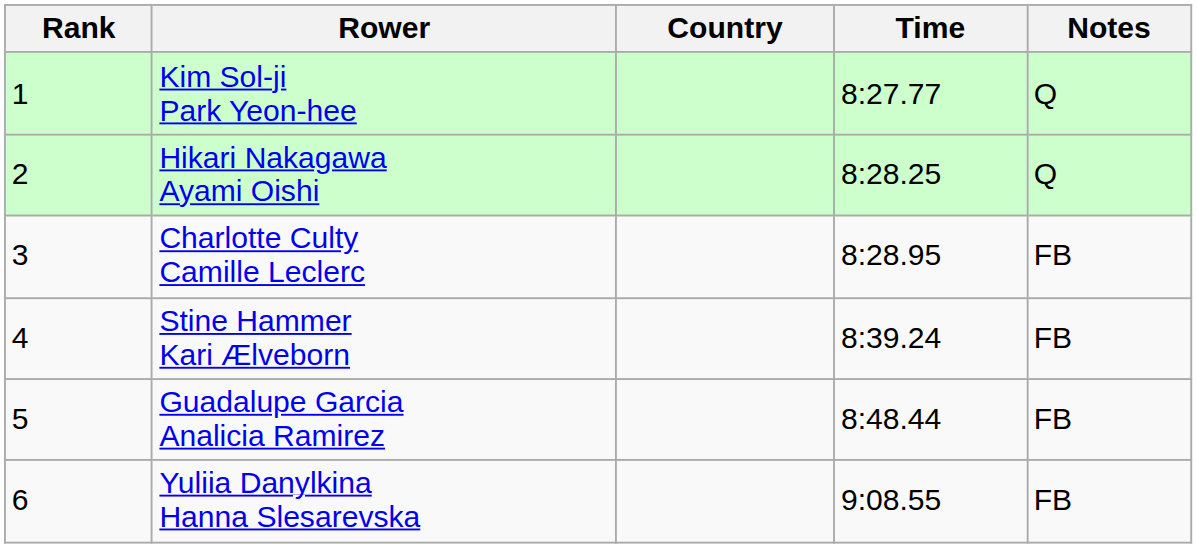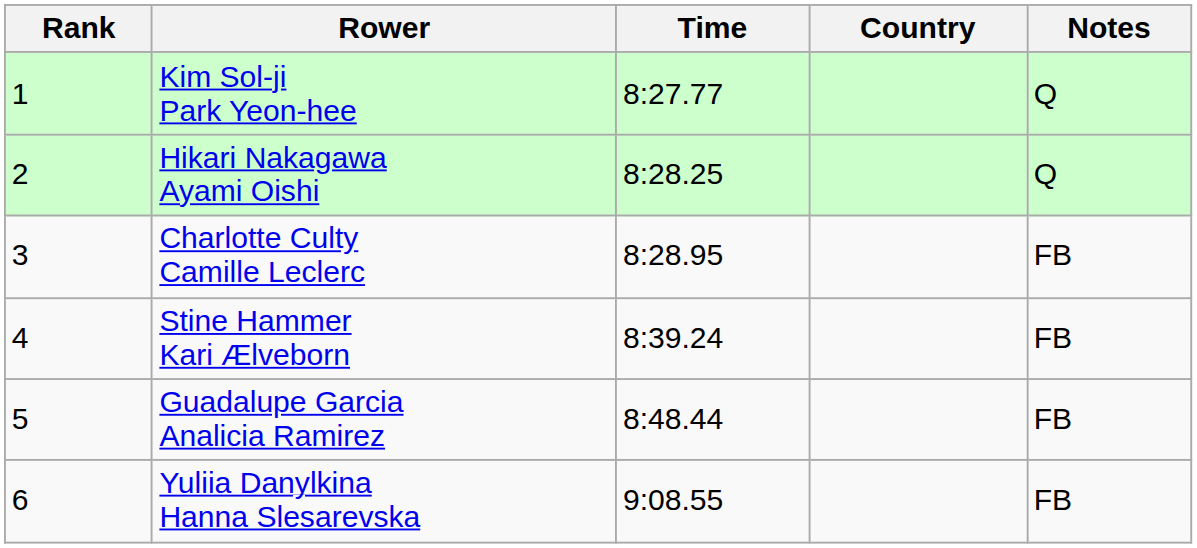columns swapped: (725, 28) <-> (930, 28)
